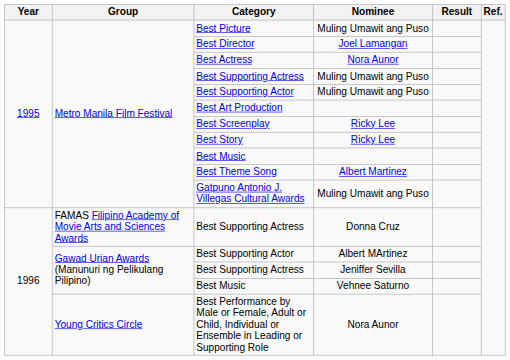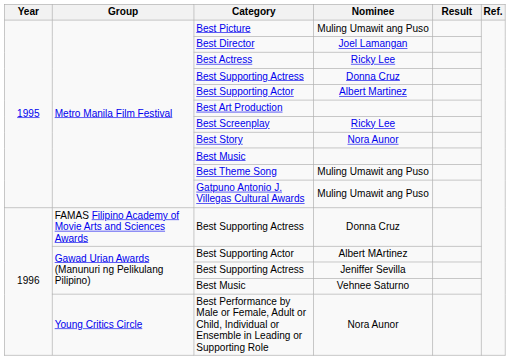(373, 60) Nora Aunor -> (373, 60) Ricky Lee
(373, 76) Muling Umawit ang Puso -> (373, 76) Donna Cruz
(373, 92) Muling Umawit ang Puso -> (373, 92) Albert Martinez
(373, 140) Ricky Lee -> (373, 140) Nora Aunor
(373, 172) Albert Martinez -> (373, 172) Muling Umawit ang Puso
